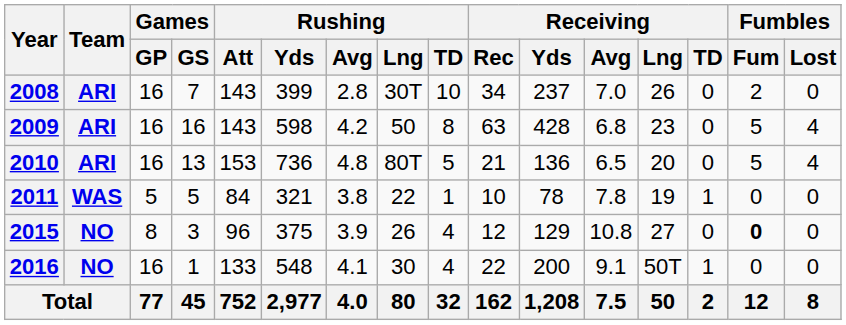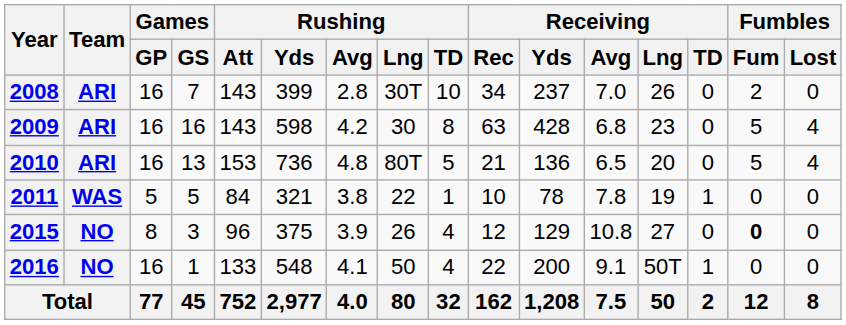(403, 127) 50 -> (403, 127) 30
(403, 267) 30 -> (403, 267) 50
